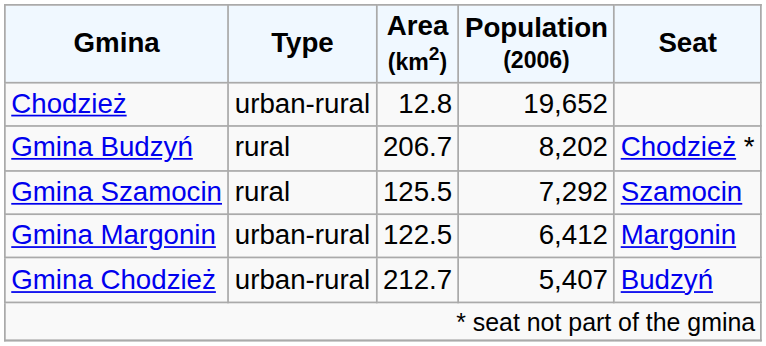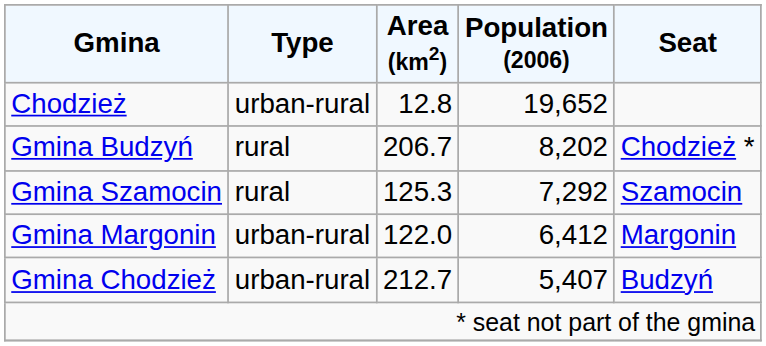(418, 191) 125.5 -> (418, 191) 125.3
(418, 235) 122.5 -> (418, 235) 122.0
